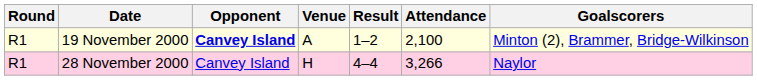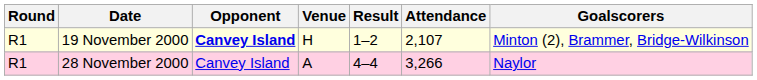(307, 39) A -> (308, 39) H
(424, 39) 2,100 -> (424, 39) 2,107
(308, 63) H -> (307, 63) A
